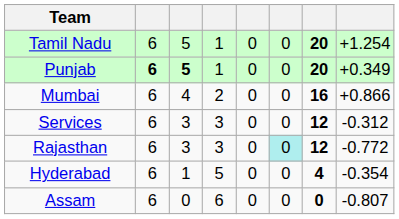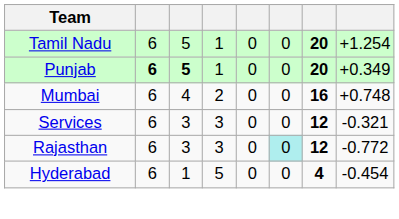(365, 95) +0.866 -> (365, 95) +0.748
(365, 122) -0.312 -> (365, 122) -0.321
(365, 174) -0.354 -> (365, 174) -0.454
- row: (70, 200)
